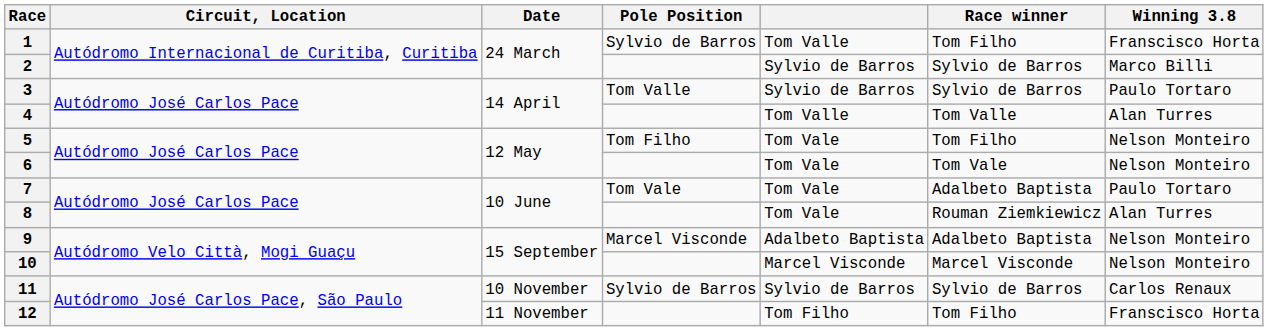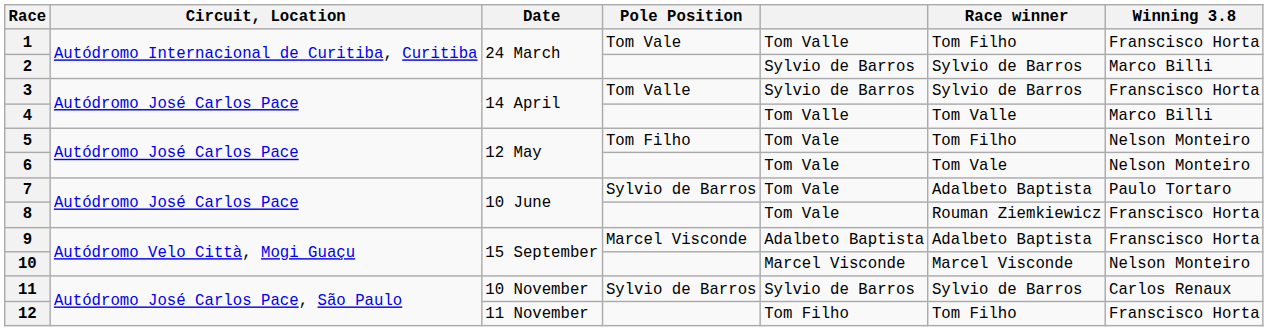(681, 42) Sylvio de Barros -> (644, 42) Tom Vale
(1170, 91) Paulo Tortaro -> (1184, 91) Franscisco Horta
(1161, 116) Alan Turres -> (1161, 116) Marco Billi
(644, 190) Tom Vale -> (681, 190) Sylvio de Barros
(1161, 215) Alan Turres -> (1184, 215) Franscisco Horta
(1180, 240) Nelson Monteiro -> (1184, 240) Franscisco Horta
